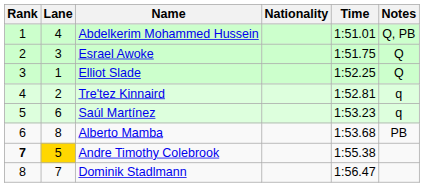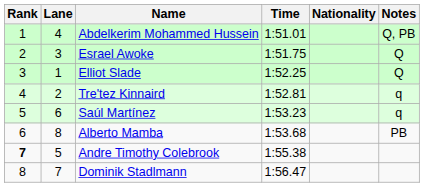columns swapped: (296, 14) <-> (355, 14)
(58, 152) gold background -> (58, 152) no background
